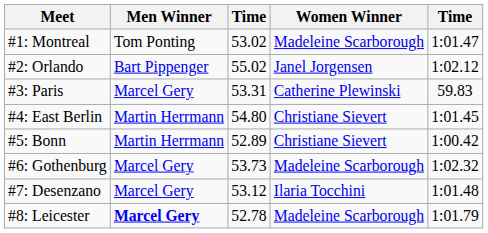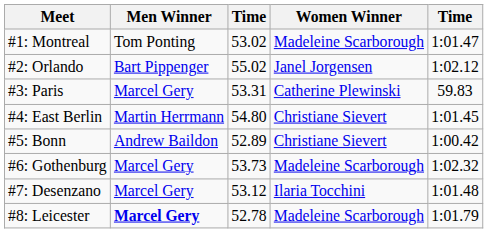(169, 141) Martin Herrmann -> (166, 141) Andrew Baildon
